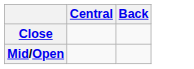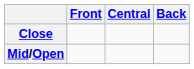+ column: (86, 14)
